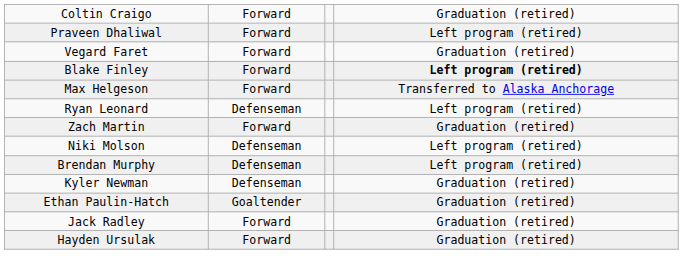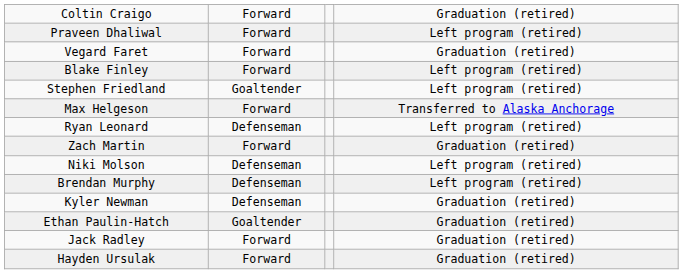(506, 70) bold -> (506, 70) normal
+ row: (106, 89)
